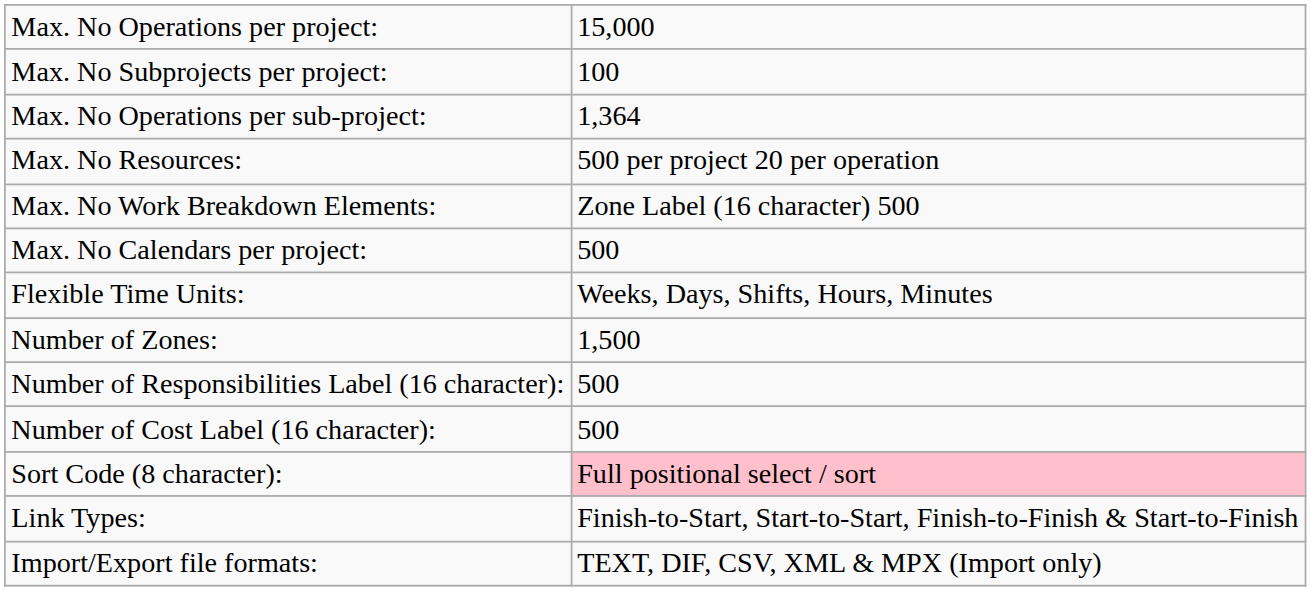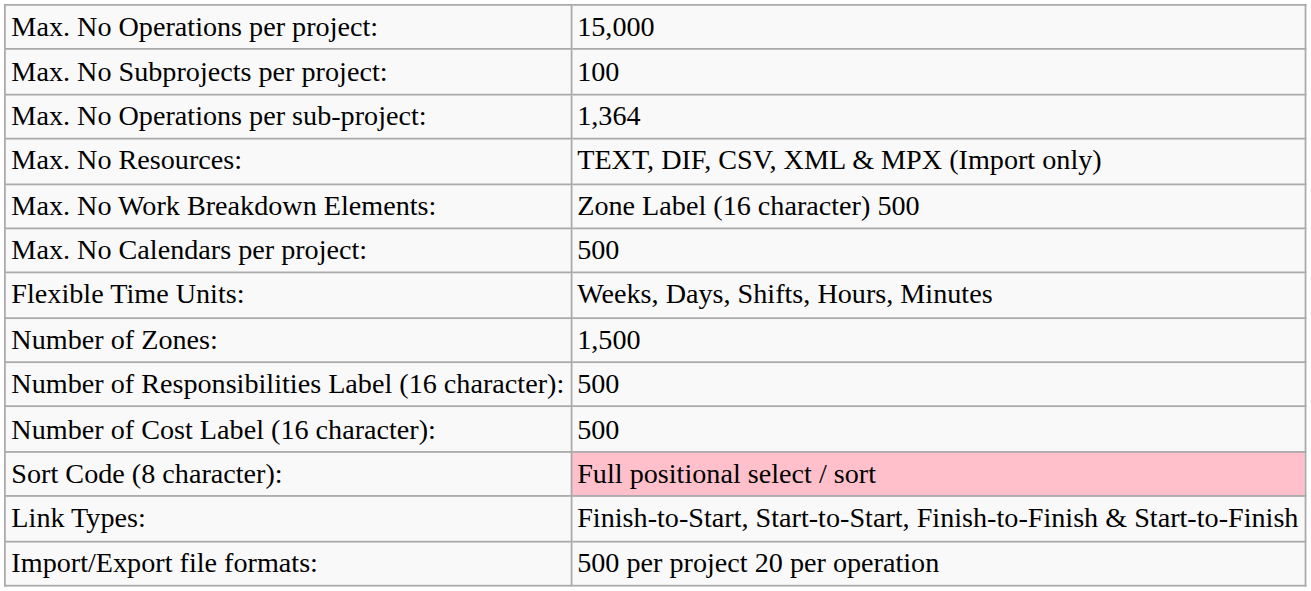(758, 160) 500 per project 20 per operation -> (839, 160) TEXT, DIF, CSV, XML & MPX (Import only)
(839, 562) TEXT, DIF, CSV, XML & MPX (Import only) -> (758, 562) 500 per project 20 per operation
